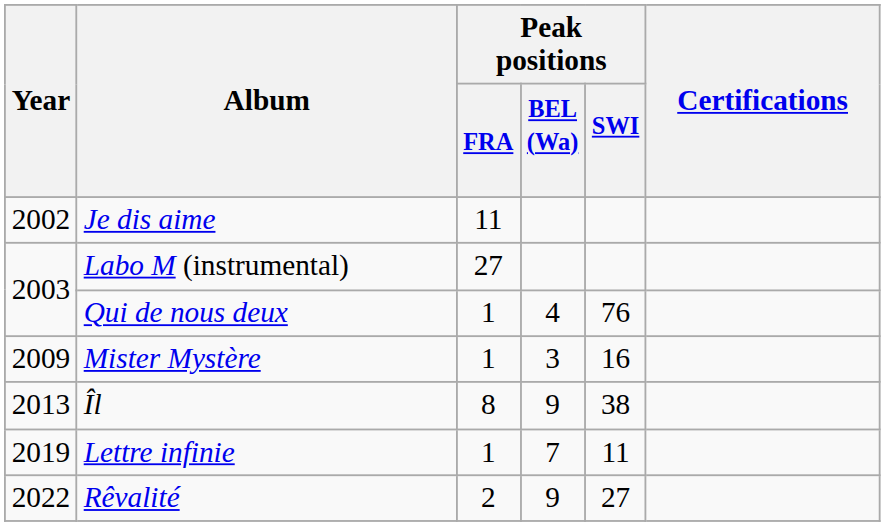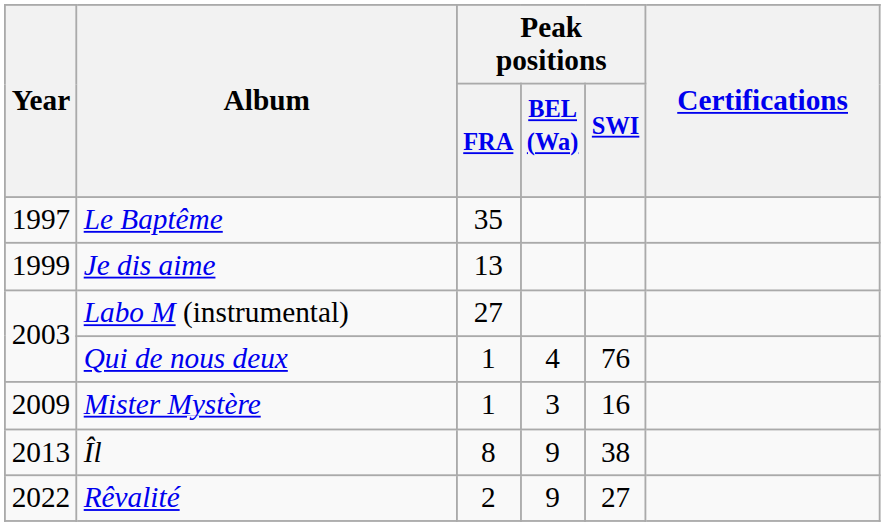+ row: (153, 219)
(41, 219) 2002 -> (41, 265) 1999
(488, 219) 11 -> (488, 265) 13
- row: (159, 451)
